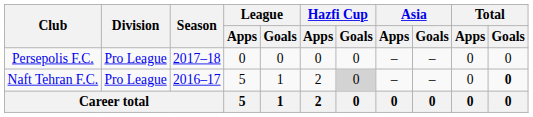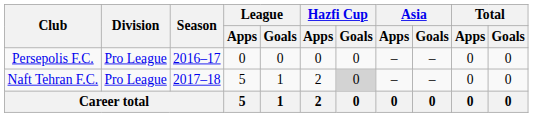(197, 58) 2017–18 -> (197, 58) 2016–17
(197, 79) 2016–17 -> (197, 79) 2017–18
(508, 79) bold -> (508, 79) normal
